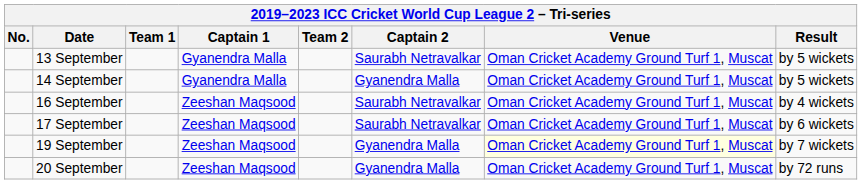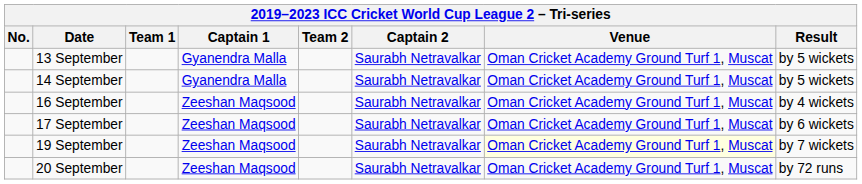(407, 80) Gyanendra Malla -> (418, 80) Saurabh Netravalkar
(407, 146) Gyanendra Malla -> (418, 146) Saurabh Netravalkar
(407, 168) Gyanendra Malla -> (418, 168) Saurabh Netravalkar
